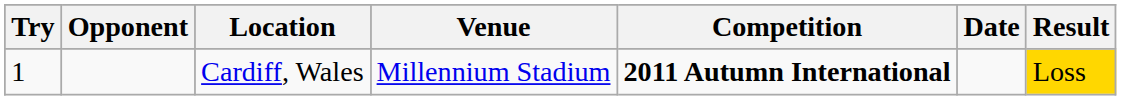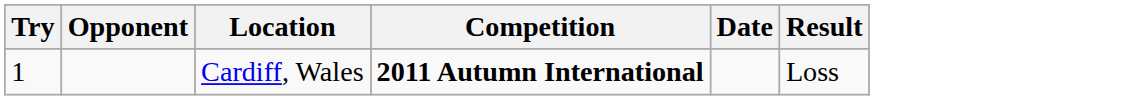- column: (494, 26)
(1059, 71) gold background -> (812, 71) no background
